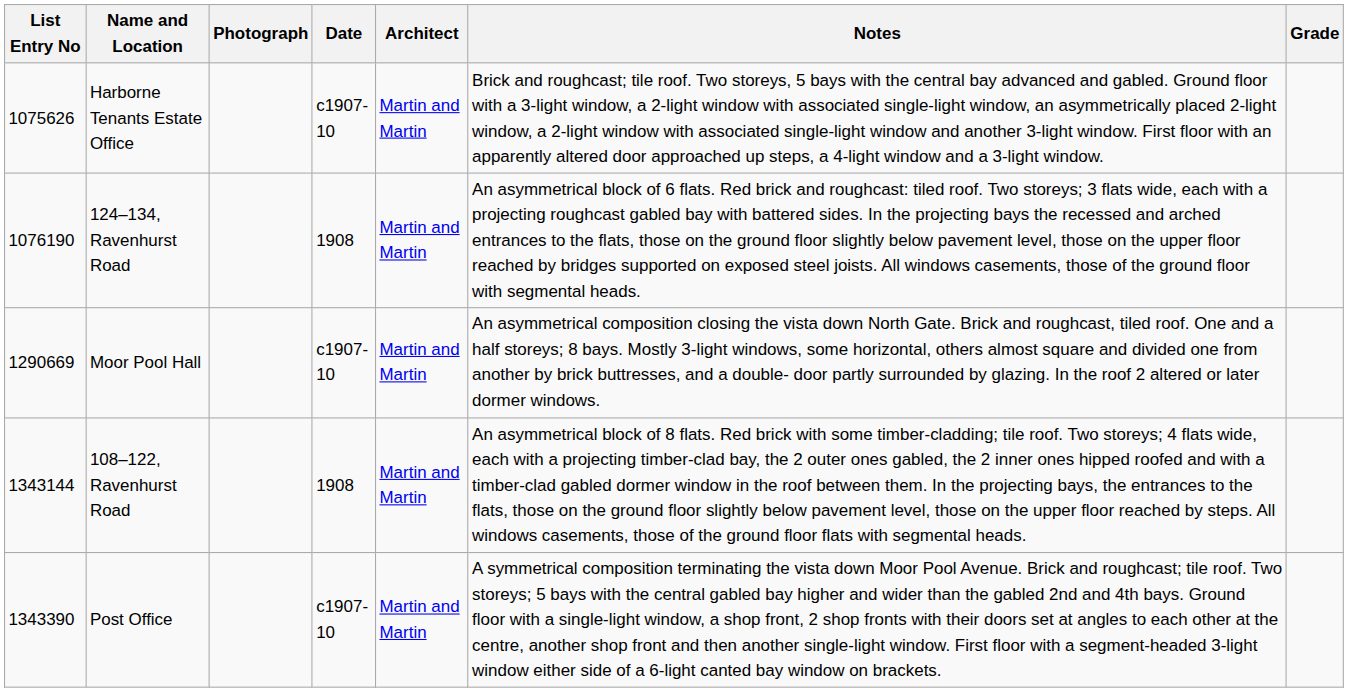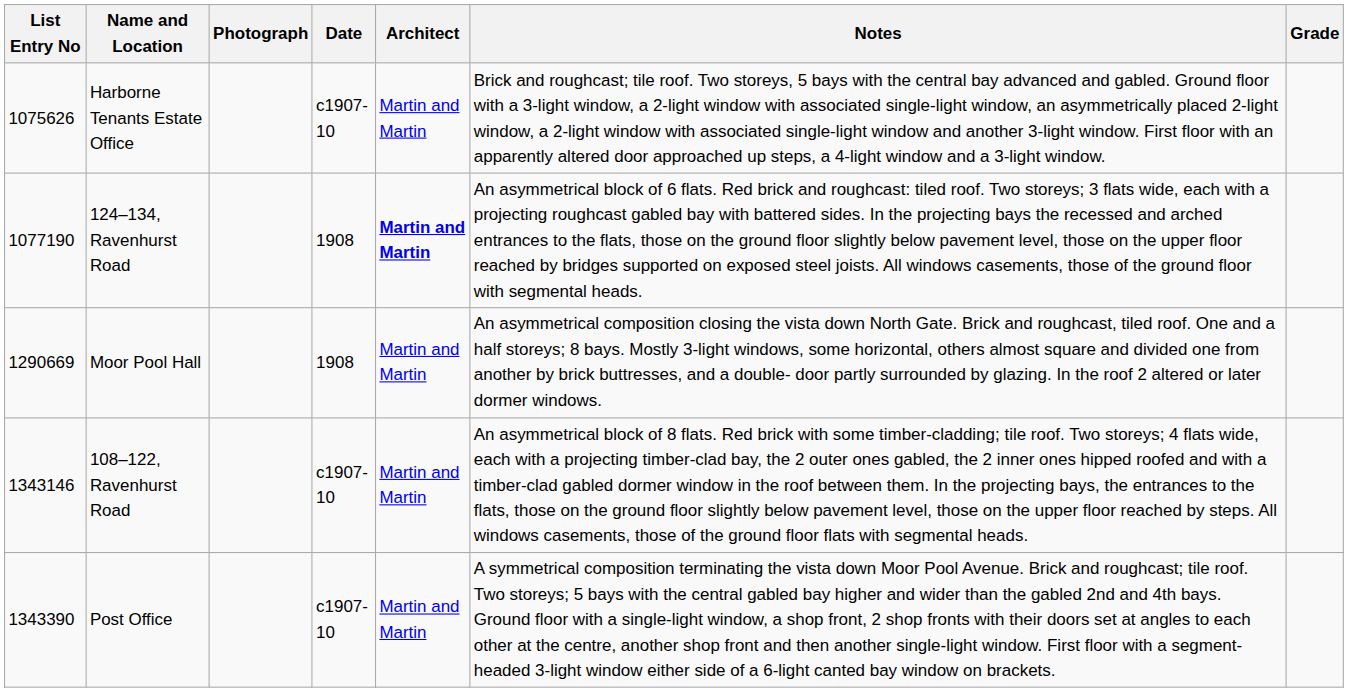(41, 240) 1076190 -> (41, 240) 1077190
(420, 240) normal -> (422, 240) bold
(342, 362) c1907-10 -> (335, 362) 1908
(41, 484) 1343144 -> (41, 484) 1343146
(335, 484) 1908 -> (342, 484) c1907-10
